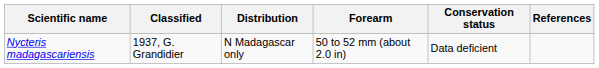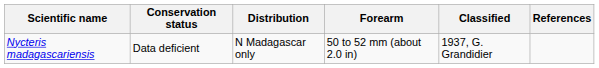columns swapped: (176, 19) <-> (479, 19)
